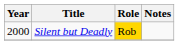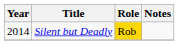(18, 31) 2000 -> (18, 31) 2014
